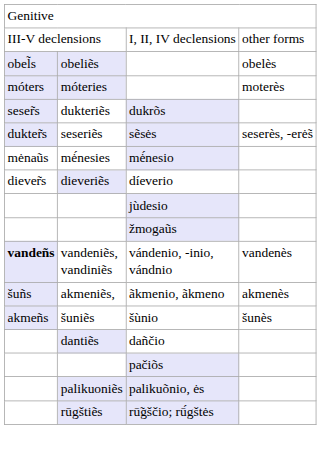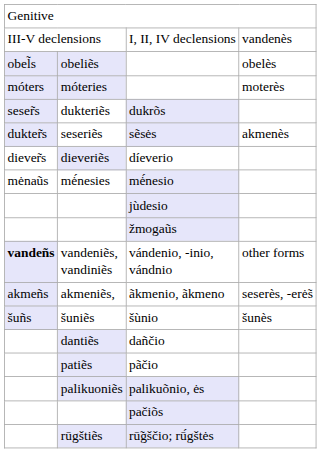(273, 39) other forms -> (267, 39) vandenès
(277, 134) seserès, -erė̃s -> (266, 134) akmenès
rows swapped: (85, 181) <-> (85, 157)
(267, 252) vandenès -> (273, 252) other forms
(19, 293) šuñs -> (28, 293) akmeñs
(266, 293) akmenès -> (277, 293) seserès, -erė̃s
(28, 317) akmeñs -> (19, 317) šuñs
+ row: (76, 364)
rows swapped: (92, 365) <-> (92, 388)
